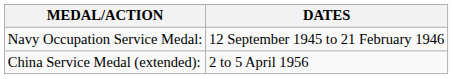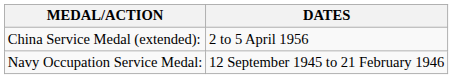rows swapped: (105, 39) <-> (104, 62)
